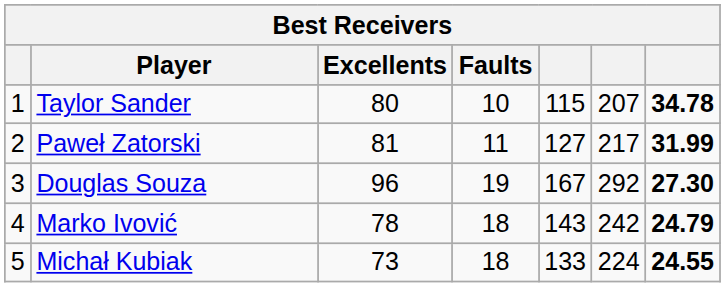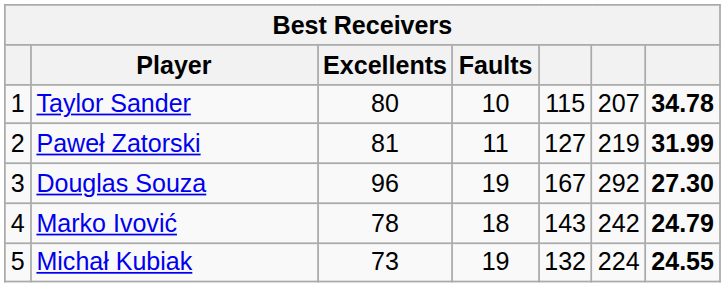(619, 144) 217 -> (619, 144) 219
(496, 263) 18 -> (496, 263) 19
(565, 263) 133 -> (565, 263) 132
